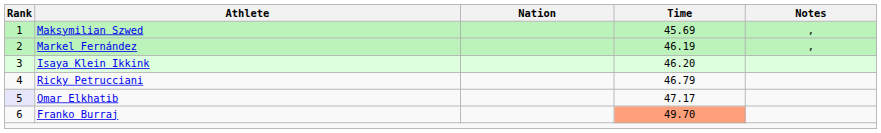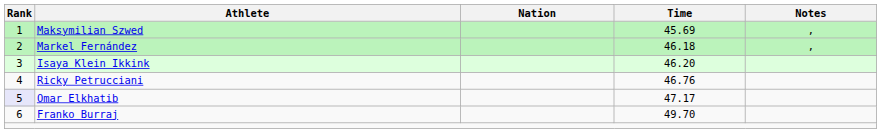(680, 47) 46.19 -> (680, 47) 46.18
(680, 81) 46.79 -> (680, 81) 46.76
(680, 115) lightsalmon background -> (680, 115) no background
